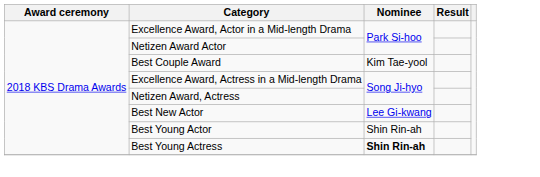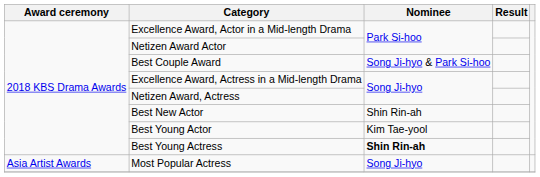(397, 63) Kim Tae-yool -> (428, 63) Song Ji-hyo & Park Si-hoo
(399, 113) Lee Gi-kwang -> (394, 113) Shin Rin-ah
(394, 130) Shin Rin-ah -> (397, 130) Kim Tae-yool
+ row: (181, 163)
